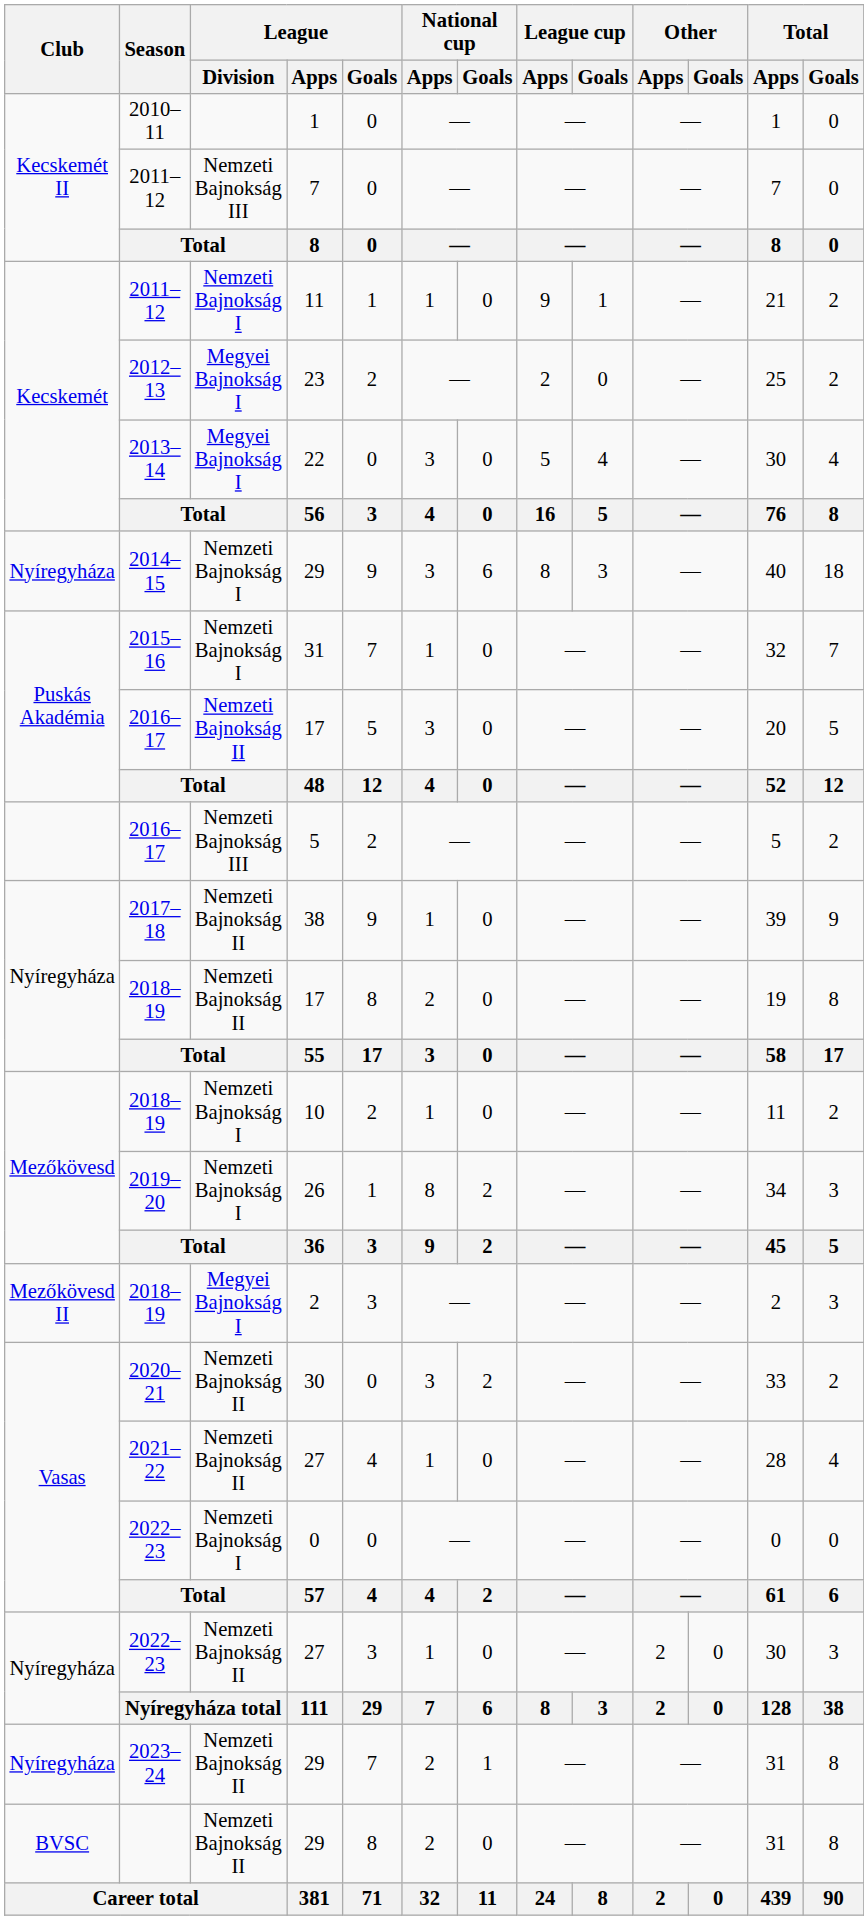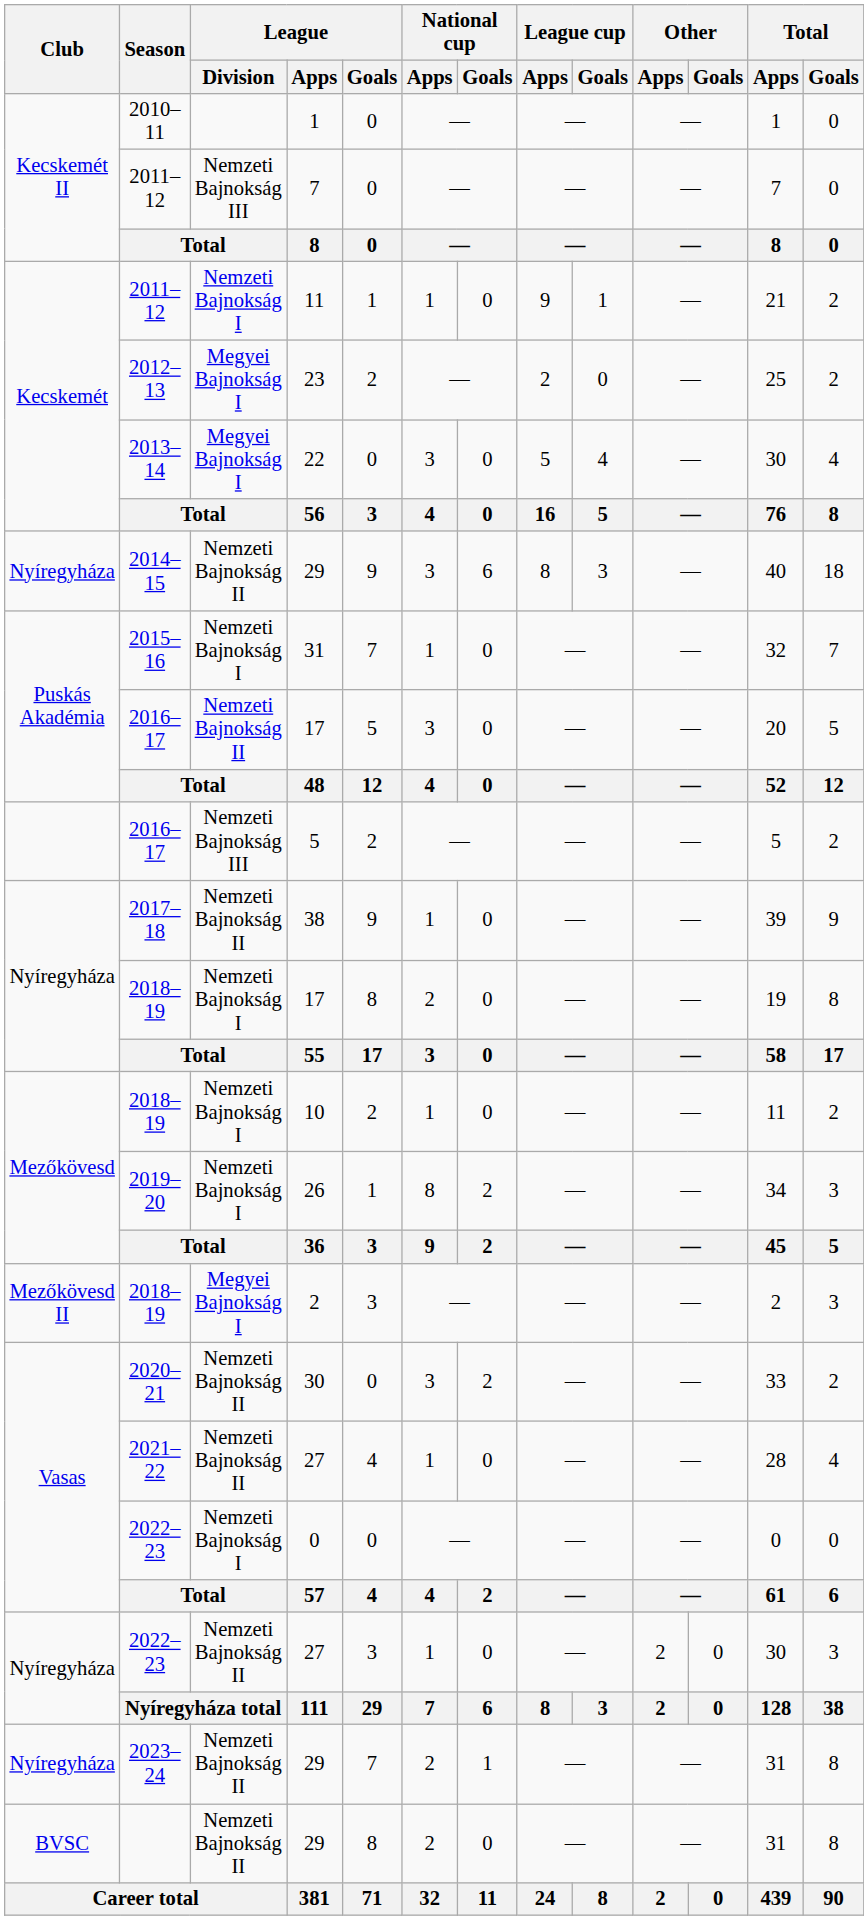(238, 570) Nemzeti Bajnokság I -> (238, 570) Nemzeti Bajnokság II
(238, 999) Nemzeti Bajnokság II -> (238, 999) Nemzeti Bajnokság I
